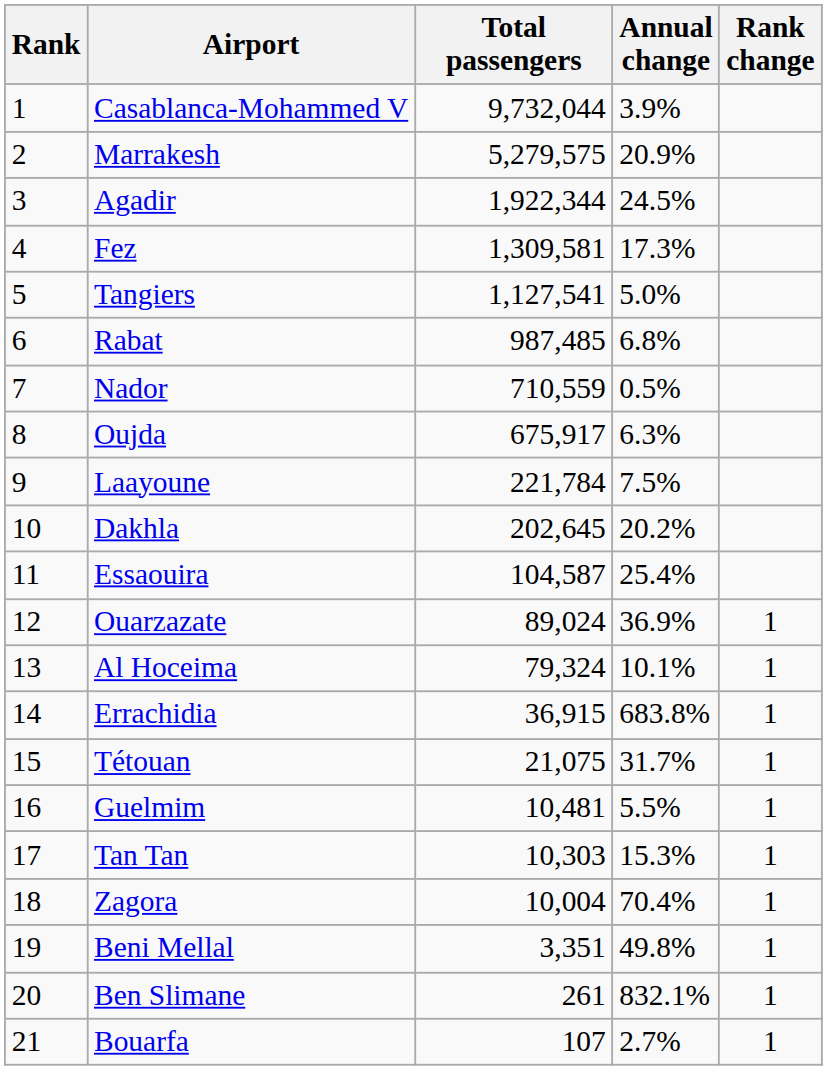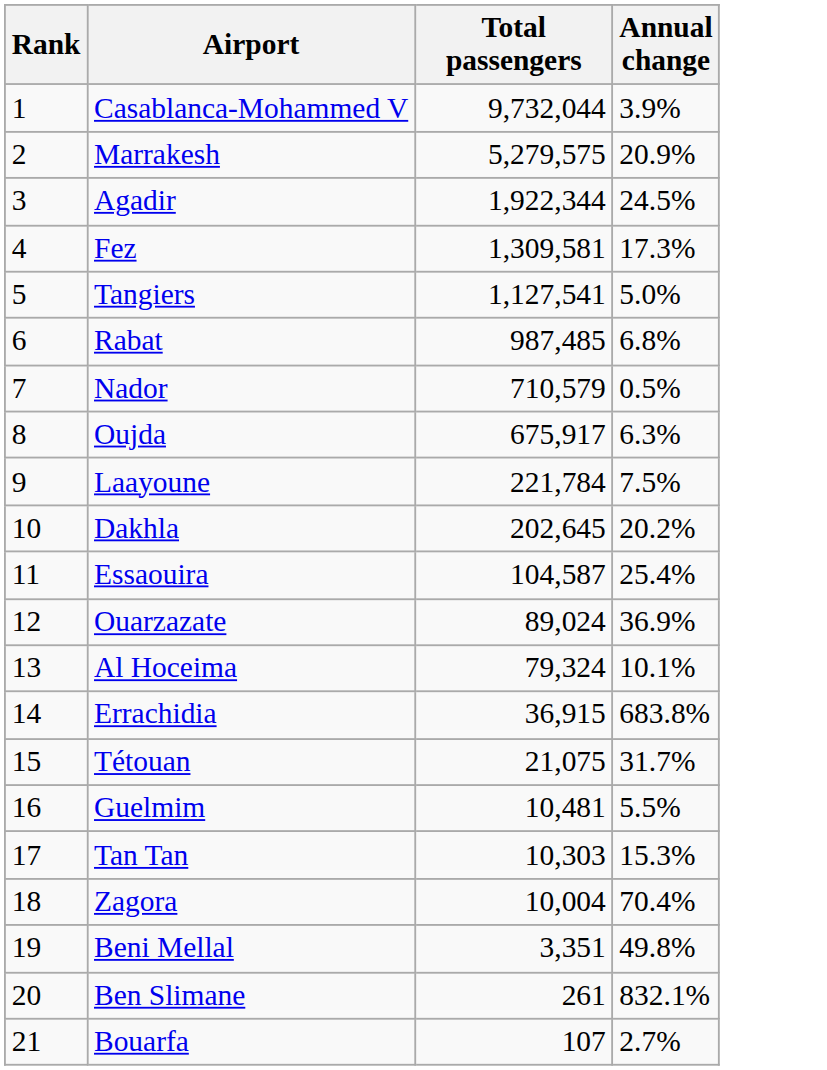- column: (770, 44)
(558, 387) 710,559 -> (558, 387) 710,579
